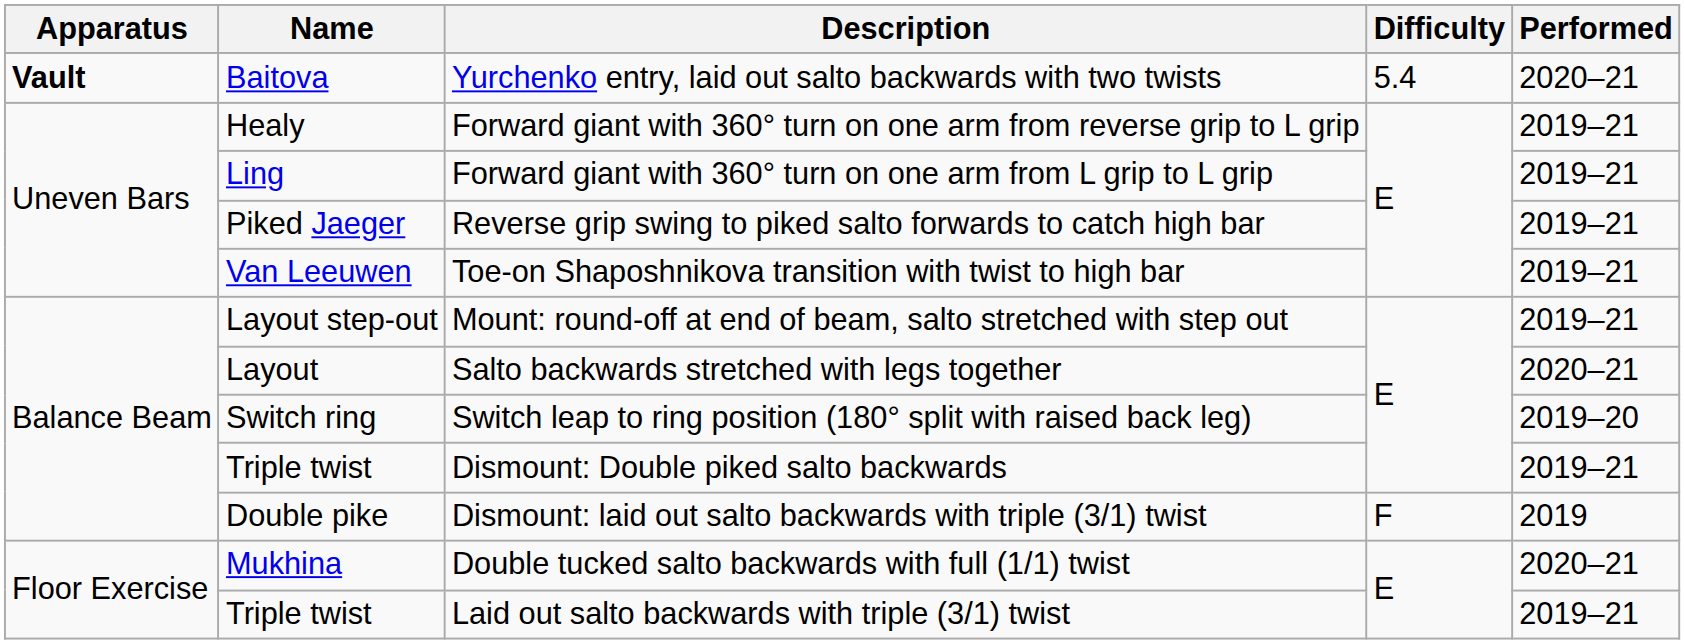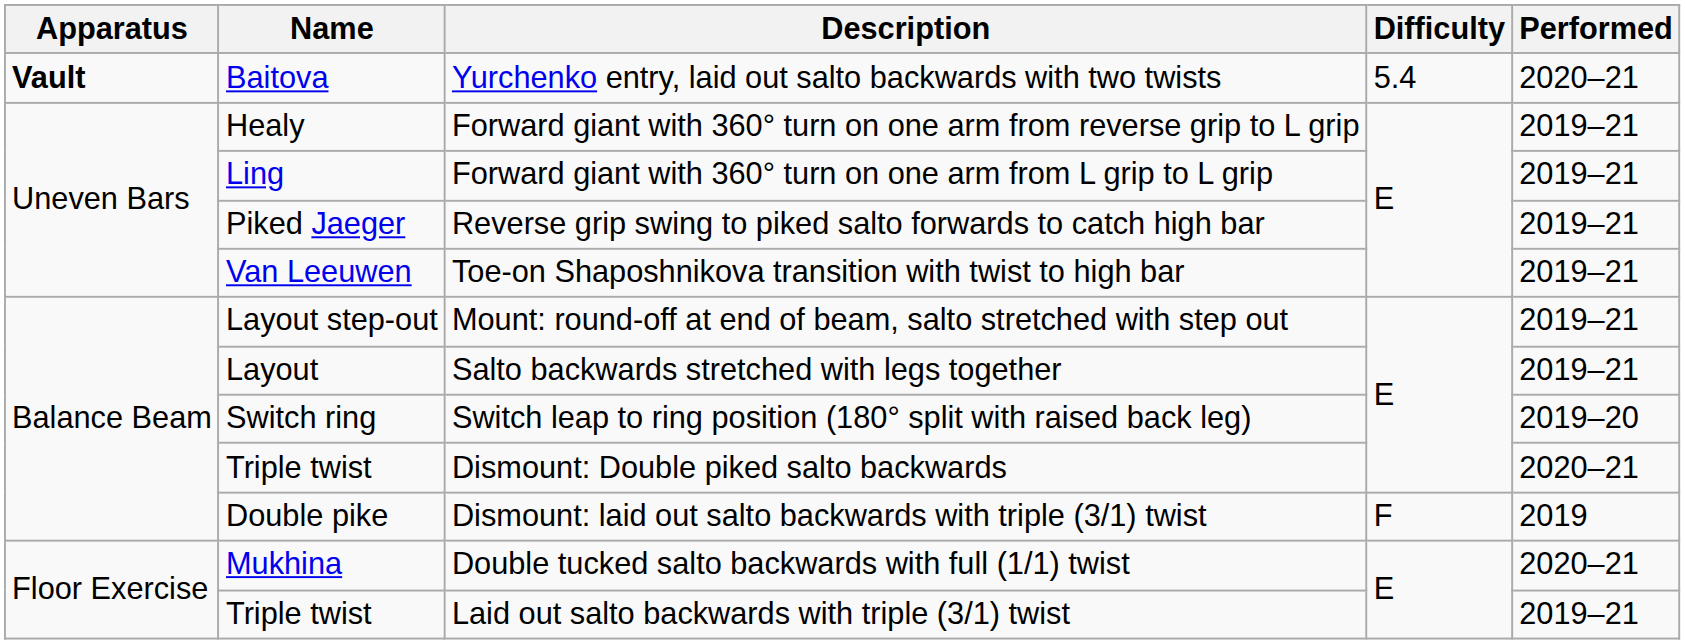(1579, 369) 2020–21 -> (1579, 369) 2019–21
(1579, 467) 2019–21 -> (1579, 467) 2020–21
